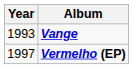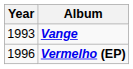(21, 53) 1997 -> (21, 53) 1996
